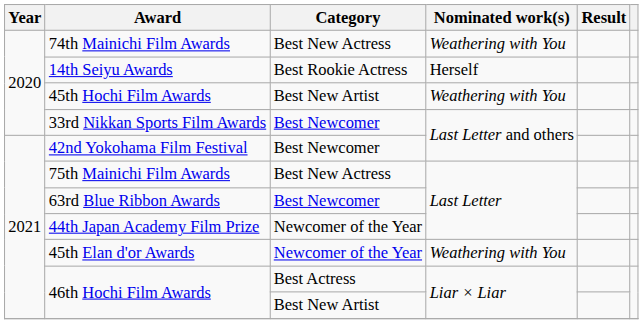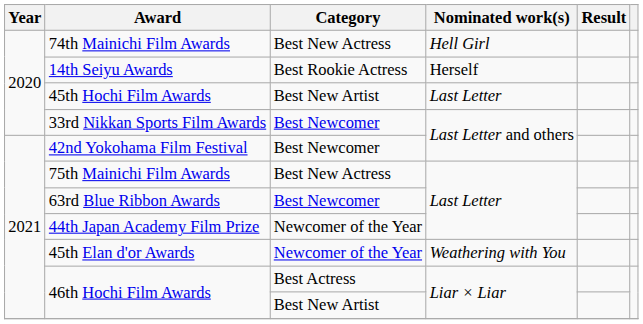(498, 43) Weathering with You -> (460, 43) Hell Girl
(498, 95) Weathering with You -> (466, 95) Last Letter
